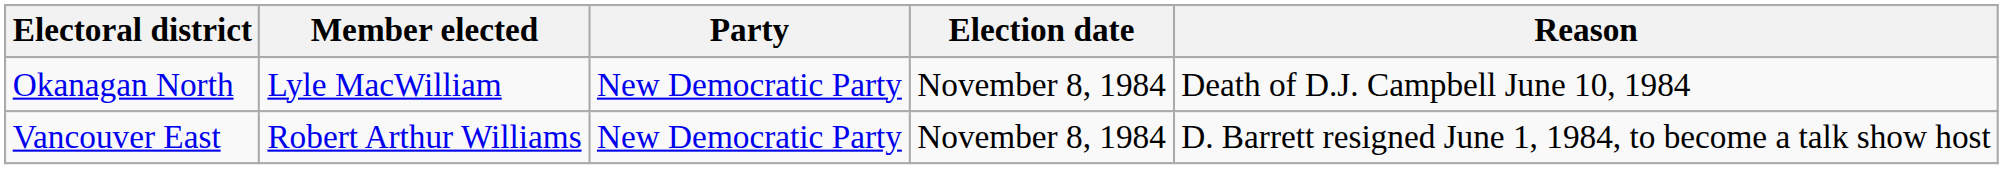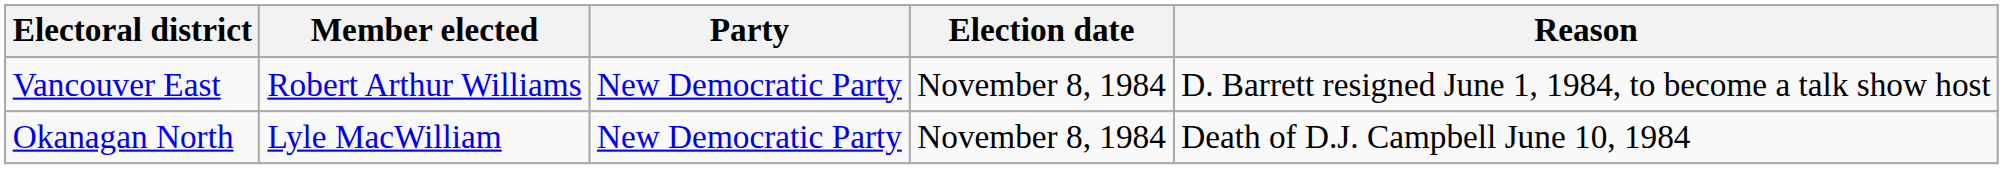rows swapped: (123, 83) <-> (117, 136)
